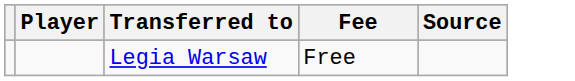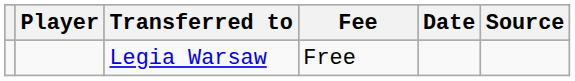+ column: (449, 23)
